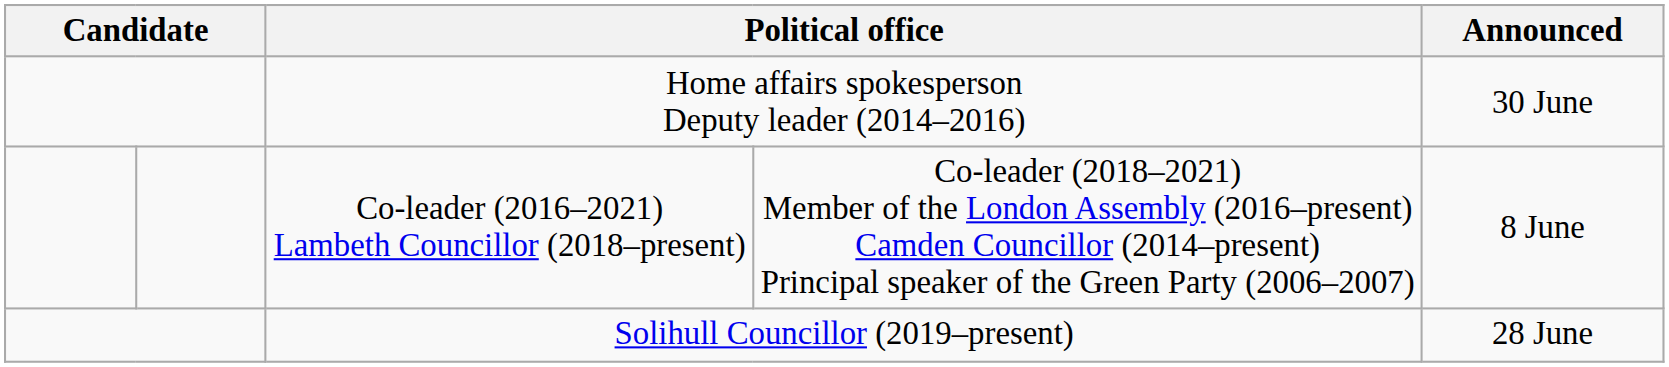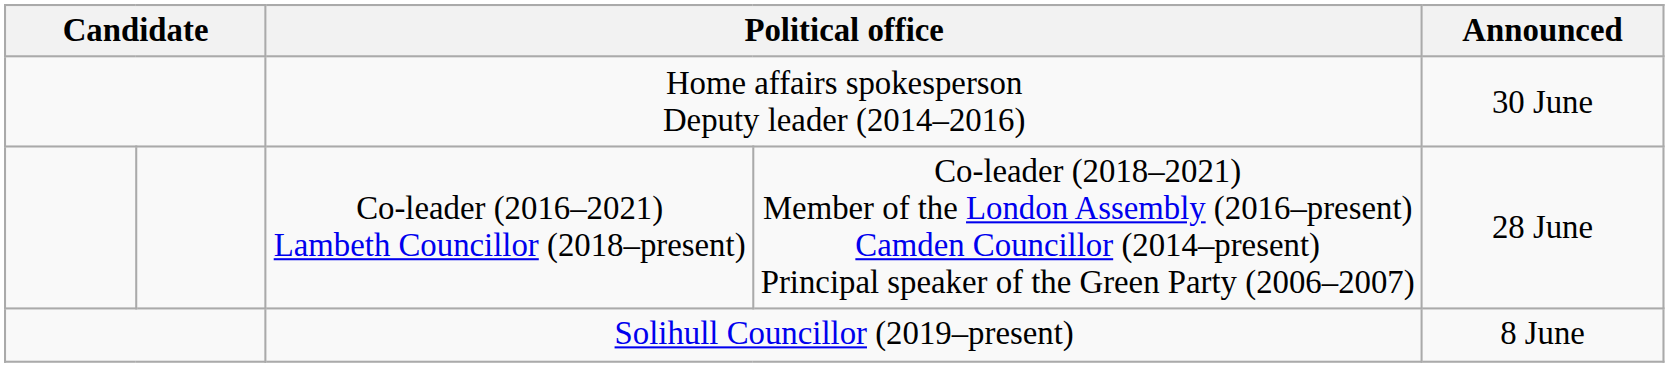(1543, 226) 8 June -> (1543, 226) 28 June
(1543, 334) 28 June -> (1543, 334) 8 June
